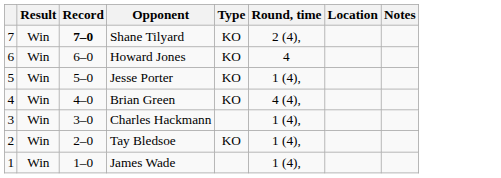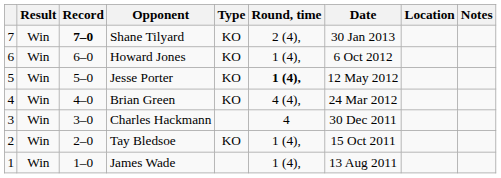+ column: (363, 15)
(286, 57) 4 -> (286, 57) 1 (4),
(286, 78) normal -> (286, 78) bold
(286, 120) 1 (4), -> (286, 120) 4
